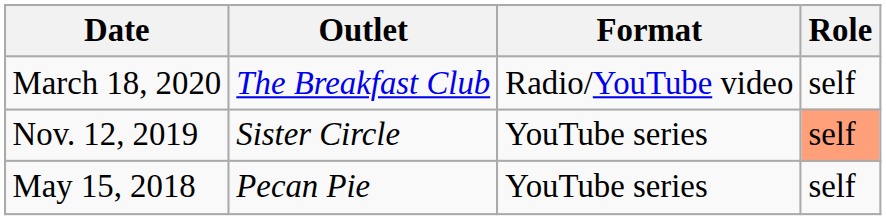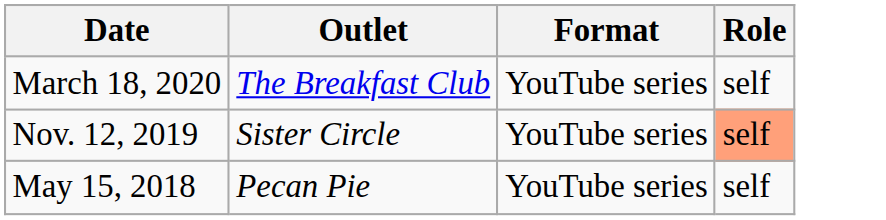(649, 82) Radio/YouTube video -> (606, 82) YouTube series
